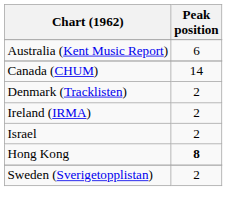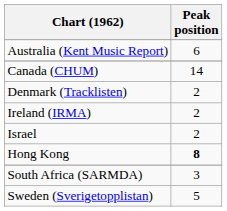+ row: (75, 175)
(196, 175) 2 -> (196, 196) 5
